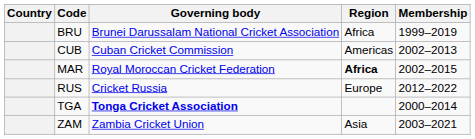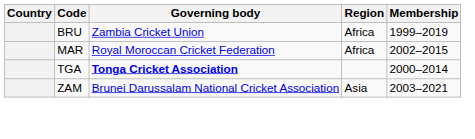(215, 32) Brunei Darussalam National Cricket Association -> (148, 32) Zambia Cricket Union
- row: (70, 50)
(361, 69) bold -> (359, 50) normal
- row: (70, 87)
(148, 124) Zambia Cricket Union -> (215, 87) Brunei Darussalam National Cricket Association
